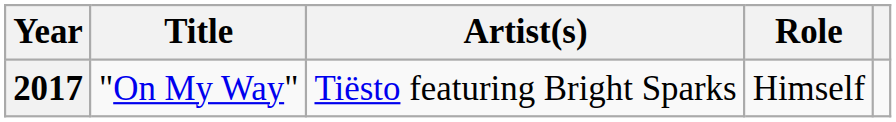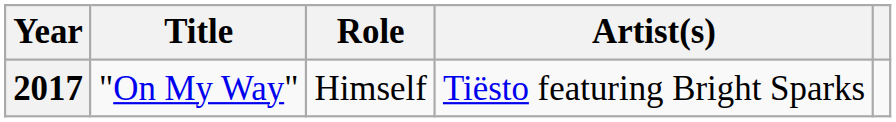columns swapped: (526, 32) <-> (809, 32)
